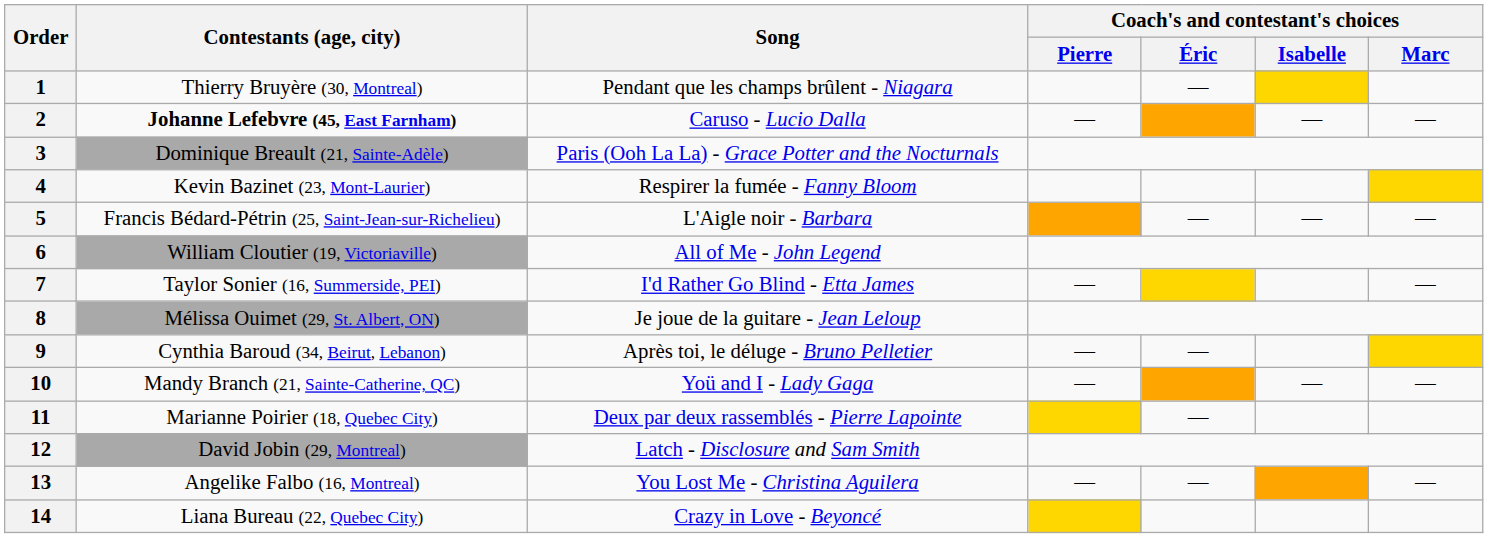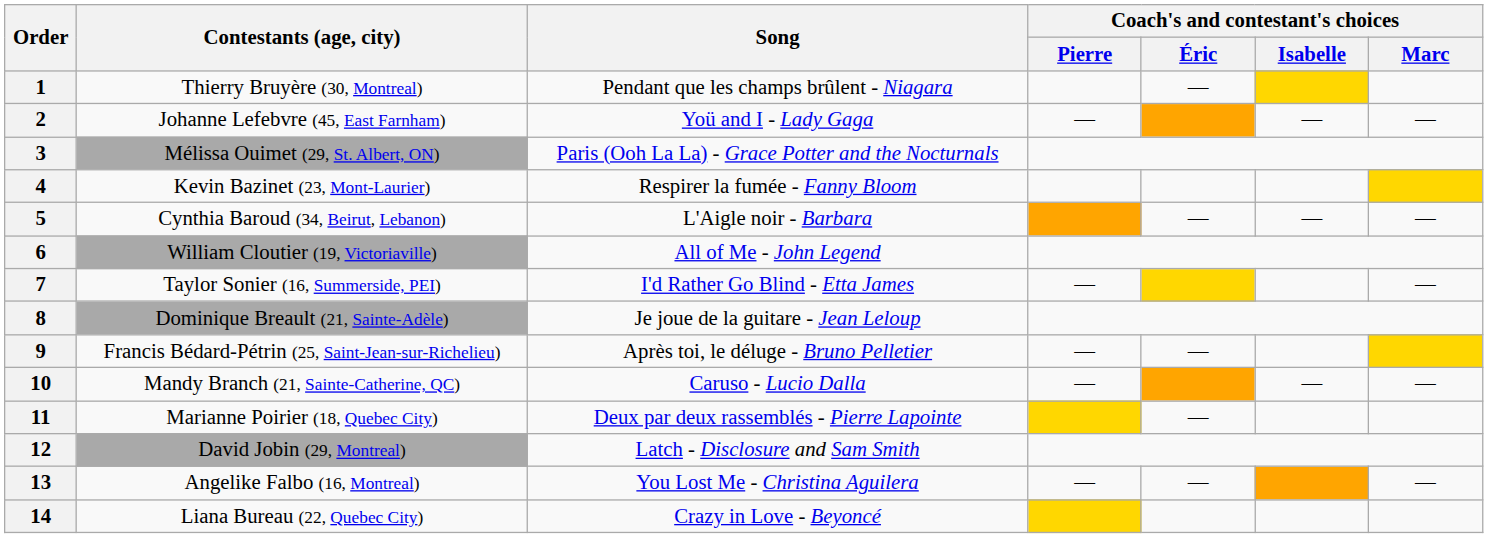(302, 119) bold -> (302, 119) normal
(778, 119) Caruso - Lucio Dalla -> (778, 119) Yoü and I - Lady Gaga
(302, 152) Dominique Breault (21, Sainte-Adèle) -> (302, 152) Mélissa Ouimet (29, St. Albert, ON)
(302, 218) Francis Bédard-Pétrin (25, Saint-Jean-sur-Richelieu) -> (302, 218) Cynthia Baroud (34, Beirut, Lebanon)
(302, 317) Mélissa Ouimet (29, St. Albert, ON) -> (302, 317) Dominique Breault (21, Sainte-Adèle)
(302, 350) Cynthia Baroud (34, Beirut, Lebanon) -> (302, 350) Francis Bédard-Pétrin (25, Saint-Jean-sur-Richelieu)
(778, 383) Yoü and I - Lady Gaga -> (778, 383) Caruso - Lucio Dalla
